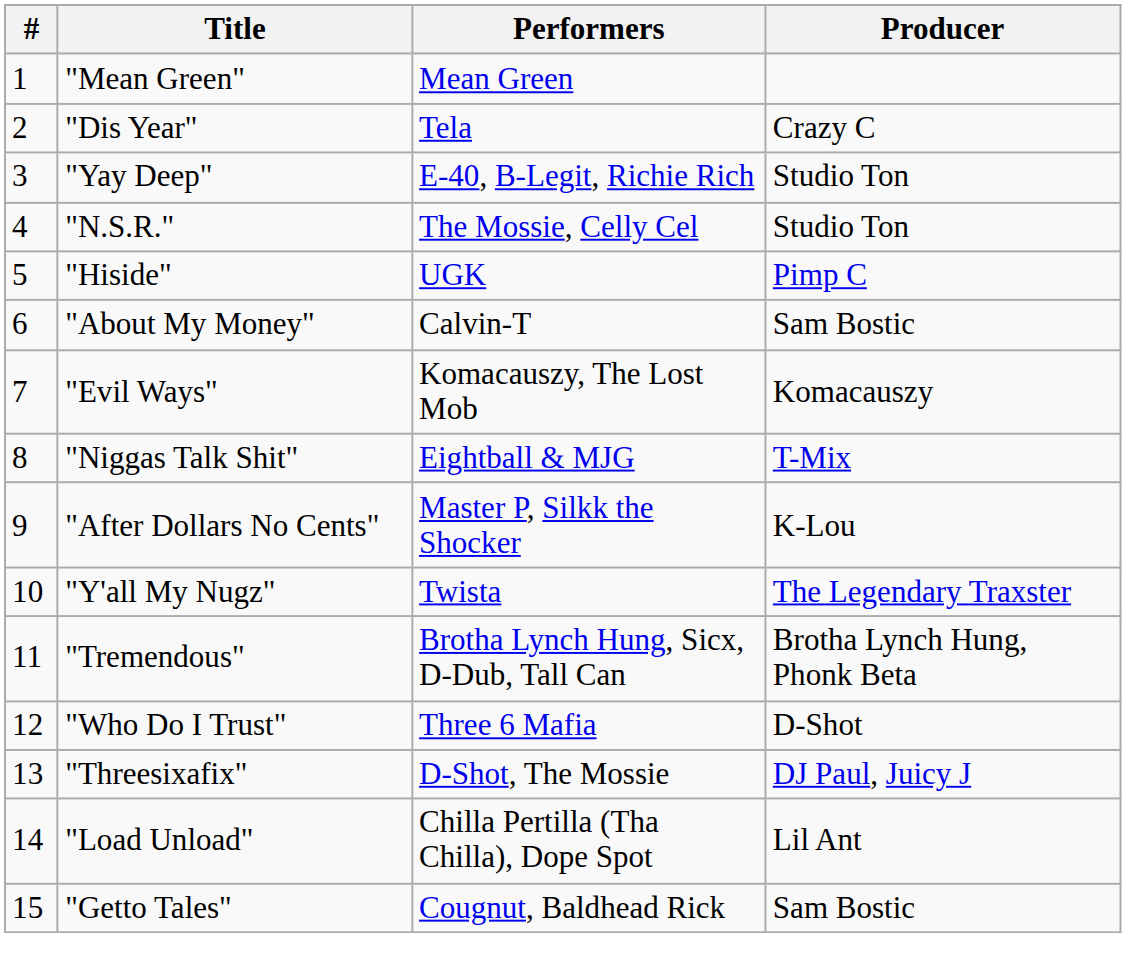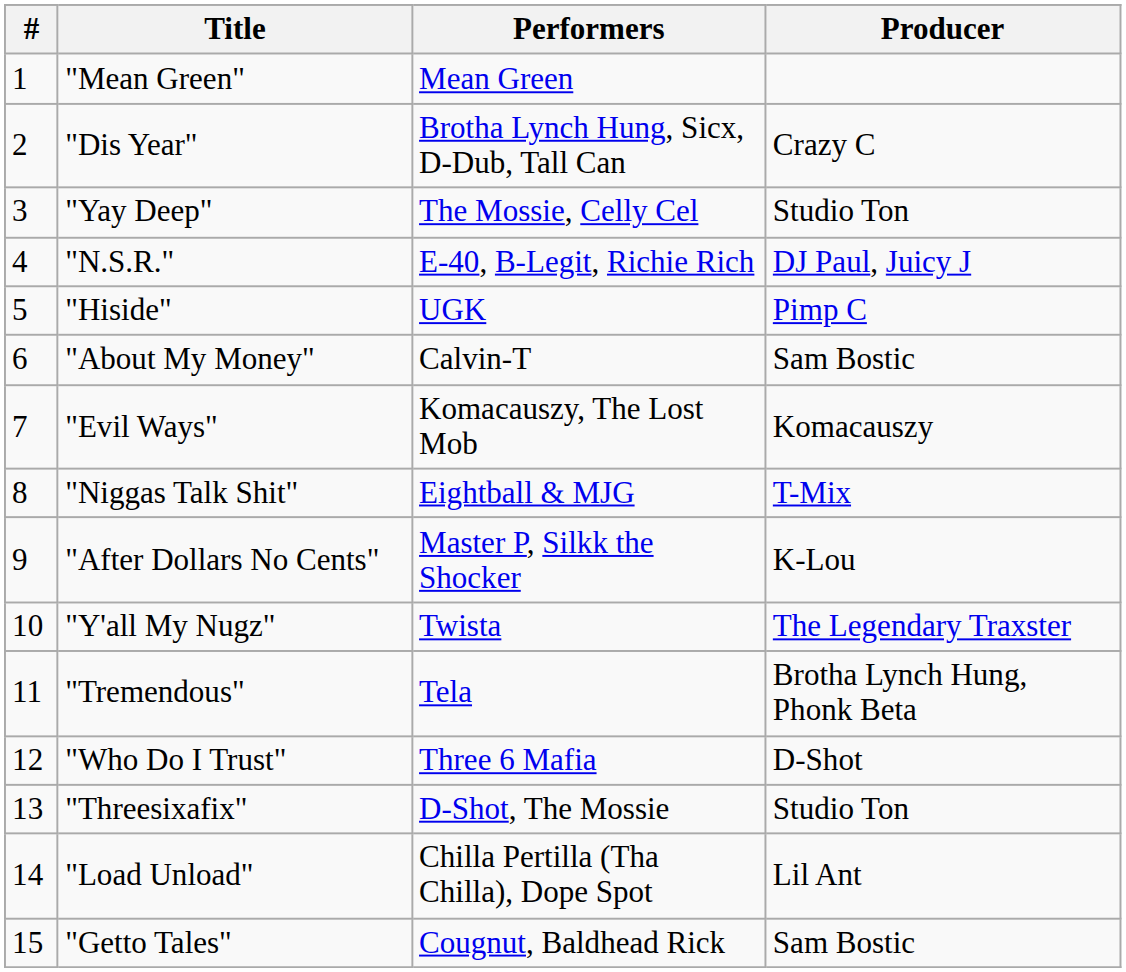(446, 127) Tela -> (582, 145) Brotha Lynch Hung, Sicx, D-Dub, Tall Can
(587, 176) E-40, B-Legit, Richie Rich -> (559, 211) The Mossie, Celly Cel
(559, 226) The Mossie, Celly Cel -> (587, 260) E-40, B-Legit, Richie Rich
(841, 226) Studio Ton -> (872, 260) DJ Paul, Juicy J
(582, 657) Brotha Lynch Hung, Sicx, D-Dub, Tall Can -> (446, 692) Tela
(872, 773) DJ Paul, Juicy J -> (841, 808) Studio Ton
